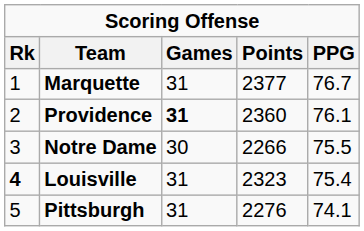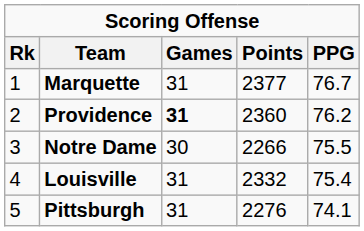(332, 116) 76.1 -> (332, 116) 76.2
(15, 179) bold -> (15, 179) normal
(264, 179) 2323 -> (264, 179) 2332
